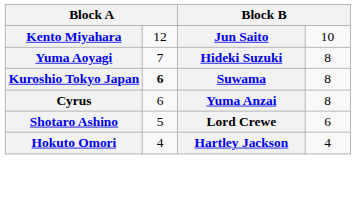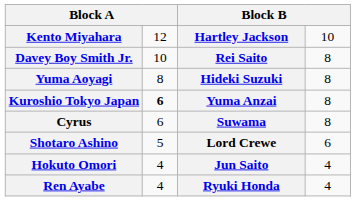(241, 36) Jun Saito -> (241, 36) Hartley Jackson
+ row: (74, 57)
(160, 57) 7 -> (160, 79) 8
(241, 79) Suwama -> (241, 100) Yuma Anzai
(241, 100) Yuma Anzai -> (241, 121) Suwama
(241, 143) Hartley Jackson -> (241, 164) Jun Saito
+ row: (74, 185)
